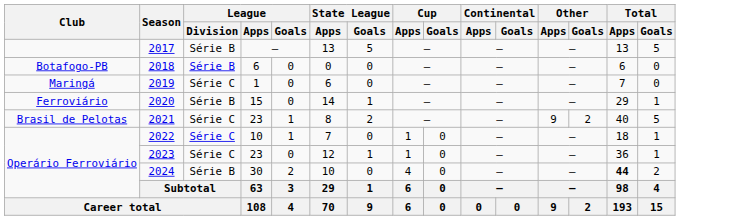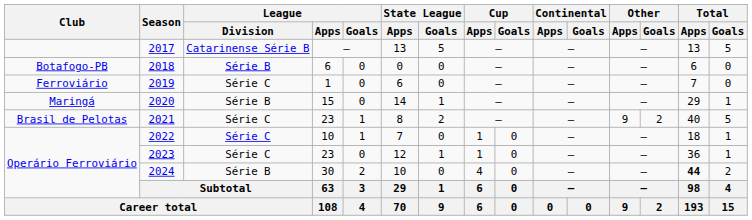(212, 48) Série B -> (248, 48) Catarinense Série B
(72, 84) Maringá -> (72, 84) Ferroviário
(72, 101) Ferroviário -> (72, 101) Maringá
